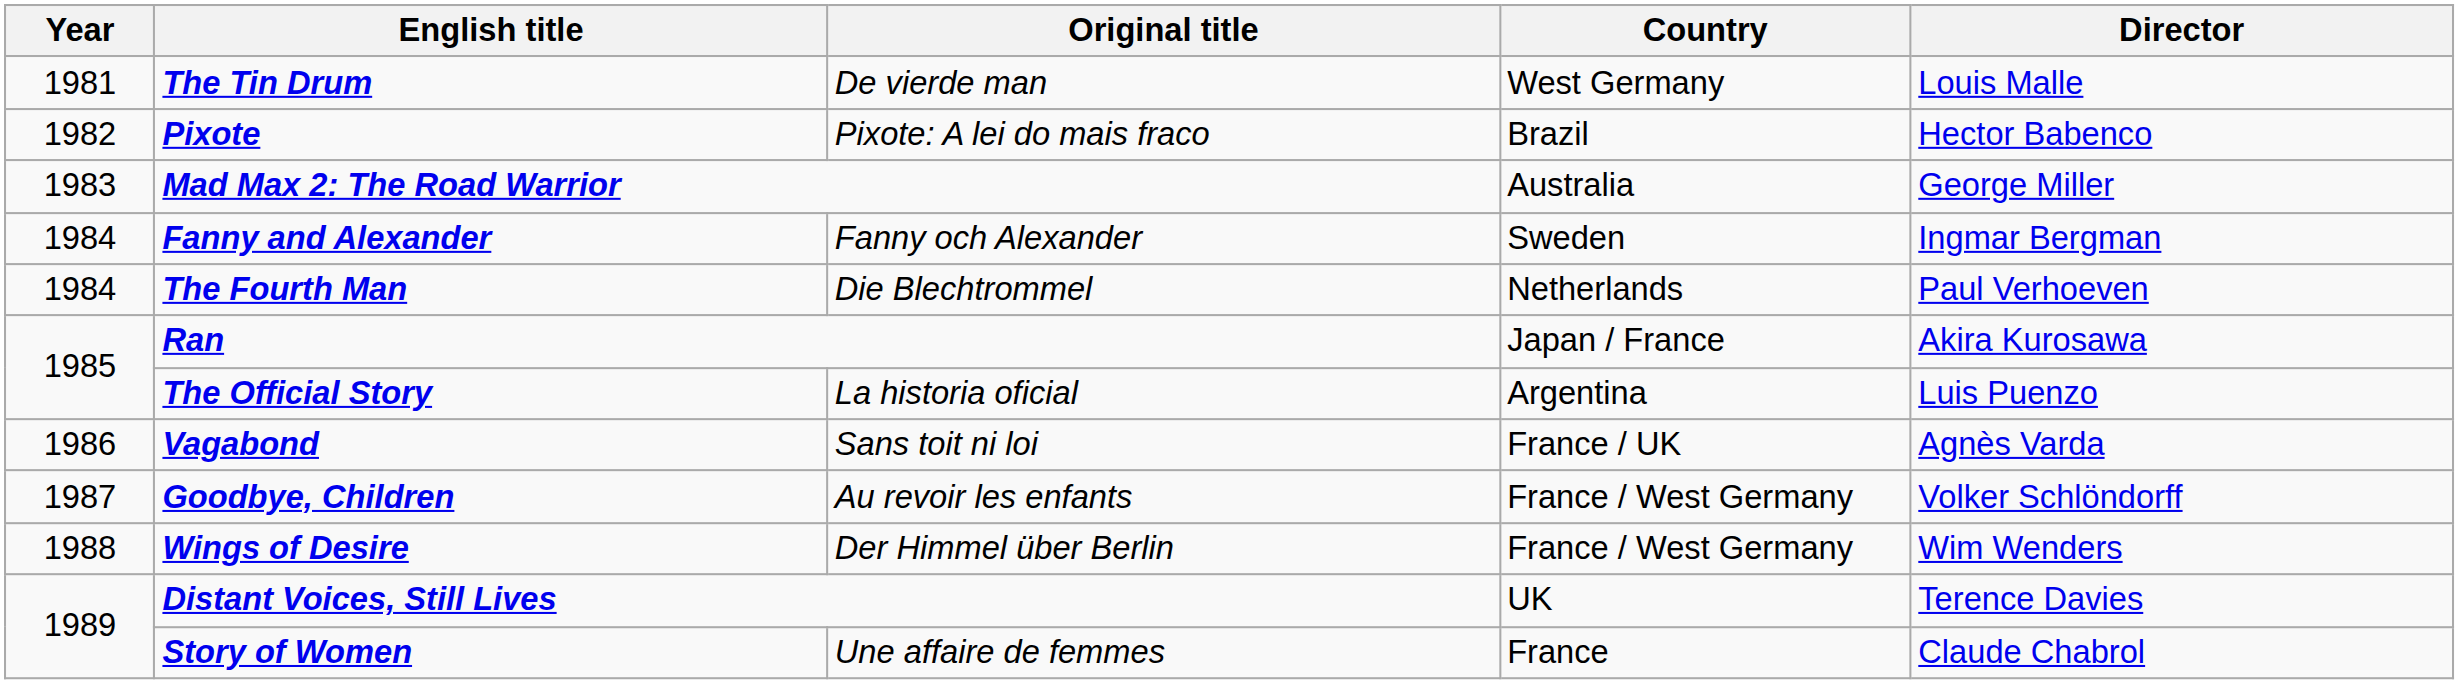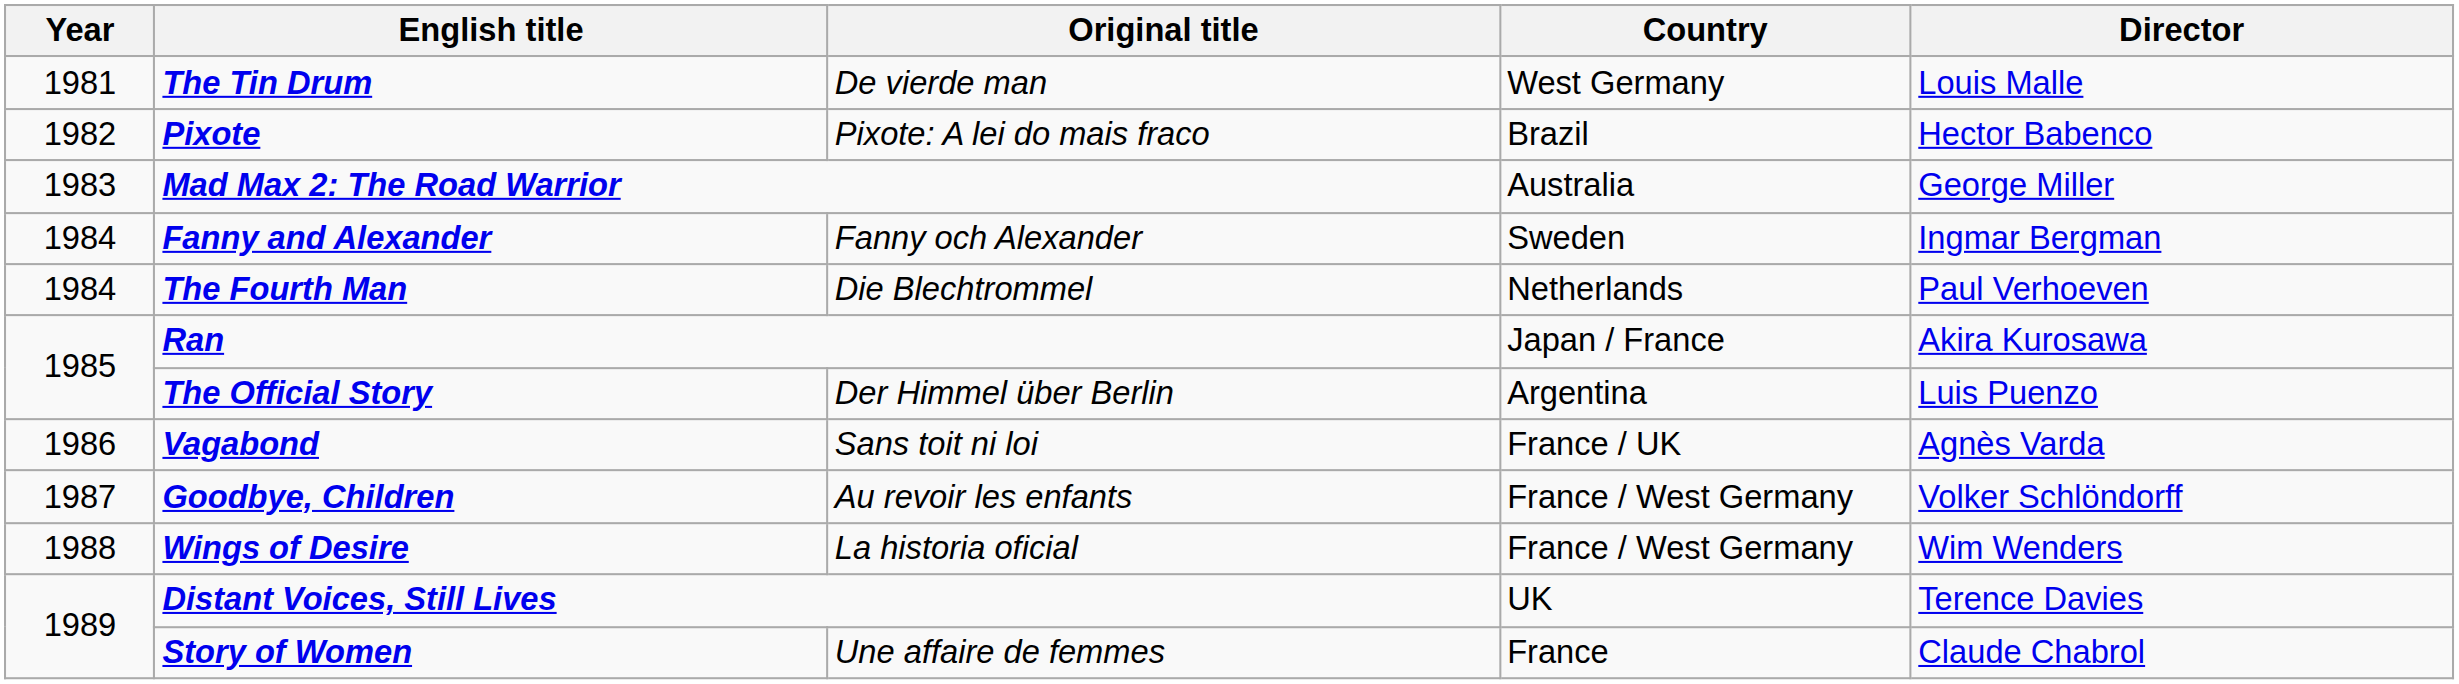(956, 392) La historia oficial -> (1004, 392) Der Himmel über Berlin
(1004, 548) Der Himmel über Berlin -> (956, 548) La historia oficial
